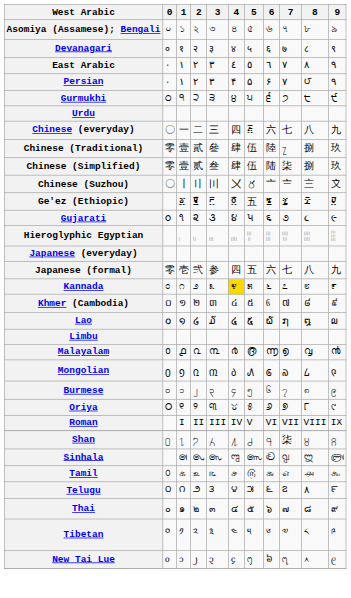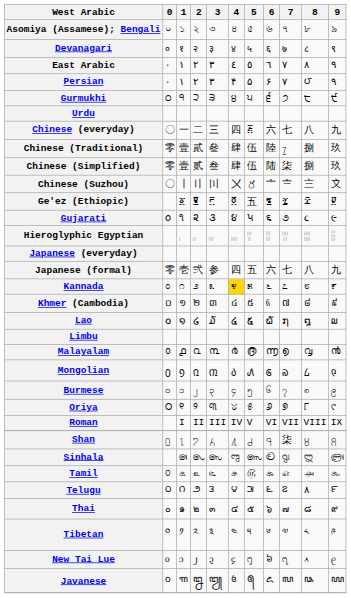+ row: (84, 581)
